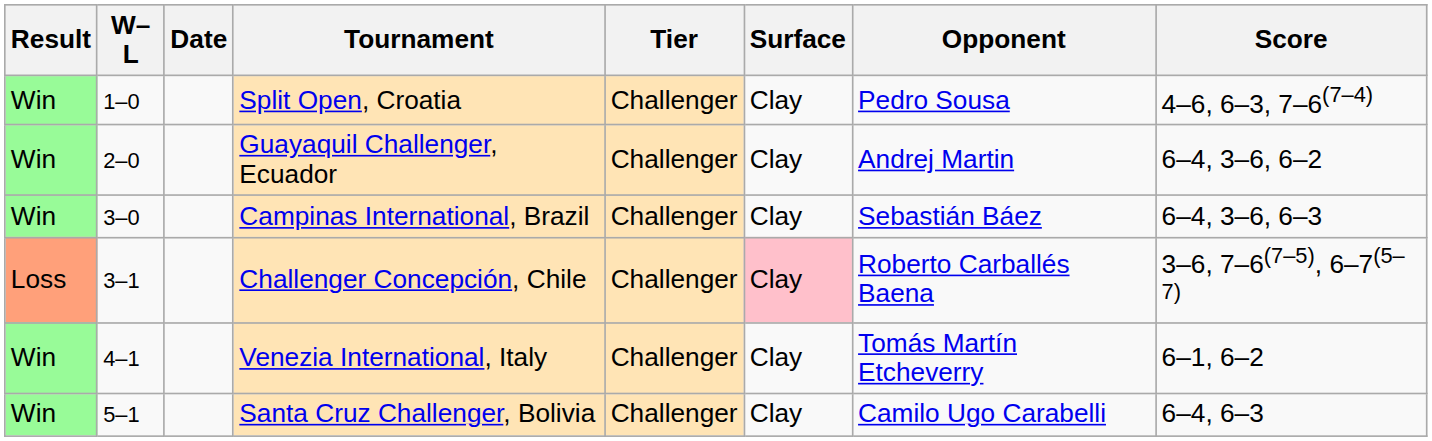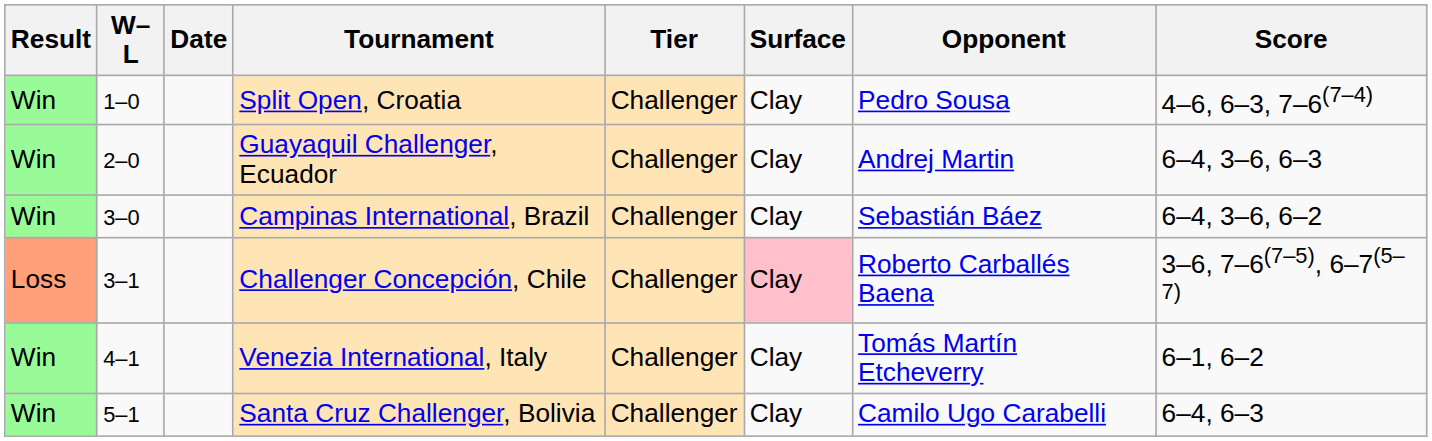(1242, 159) 6–4, 3–6, 6–2 -> (1242, 159) 6–4, 3–6, 6–3
(1242, 216) 6–4, 3–6, 6–3 -> (1242, 216) 6–4, 3–6, 6–2
